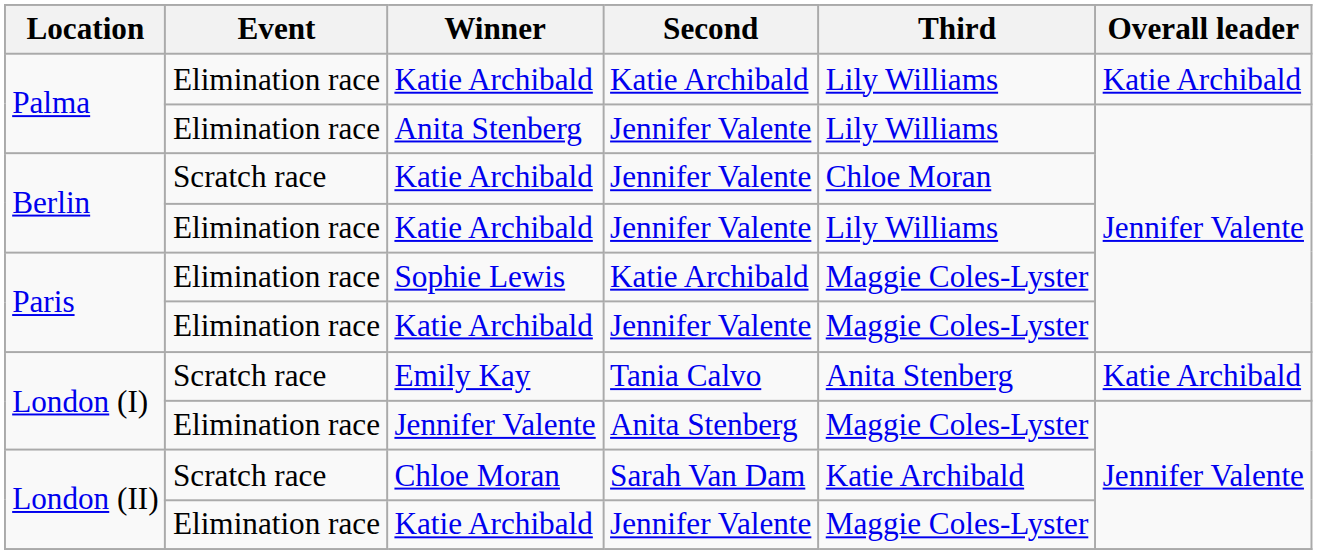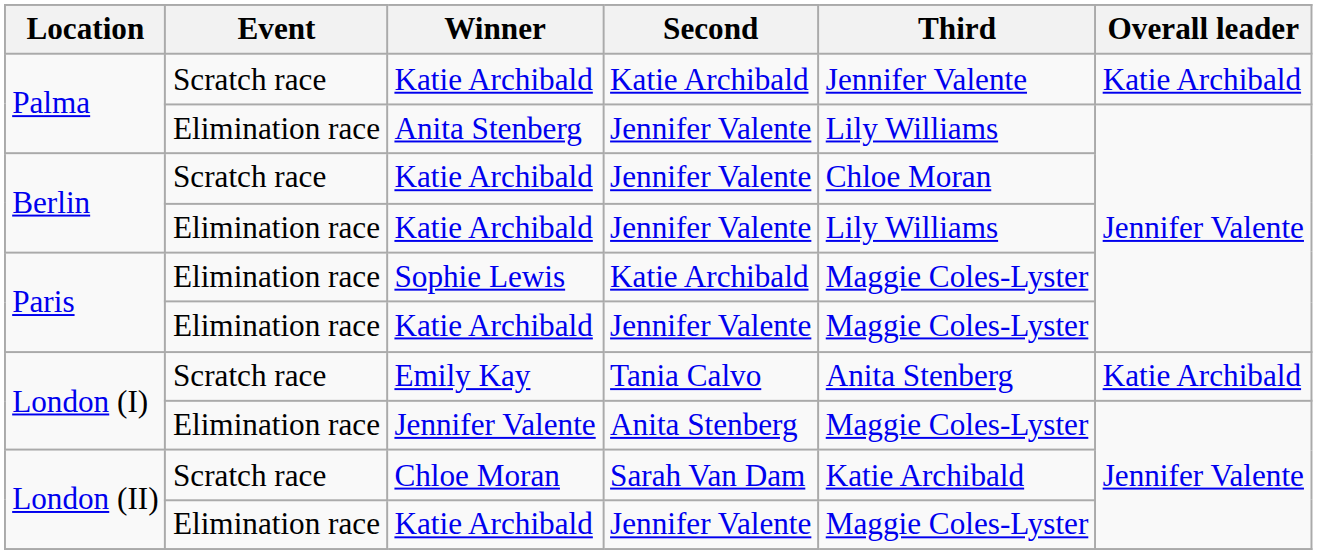(277, 78) Elimination race -> (250, 78) Scratch race
(912, 78) Lily Williams -> (926, 78) Jennifer Valente
